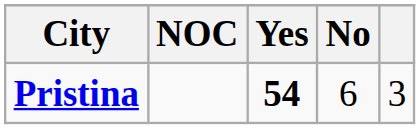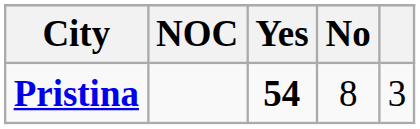(348, 92) 6 -> (348, 92) 8
